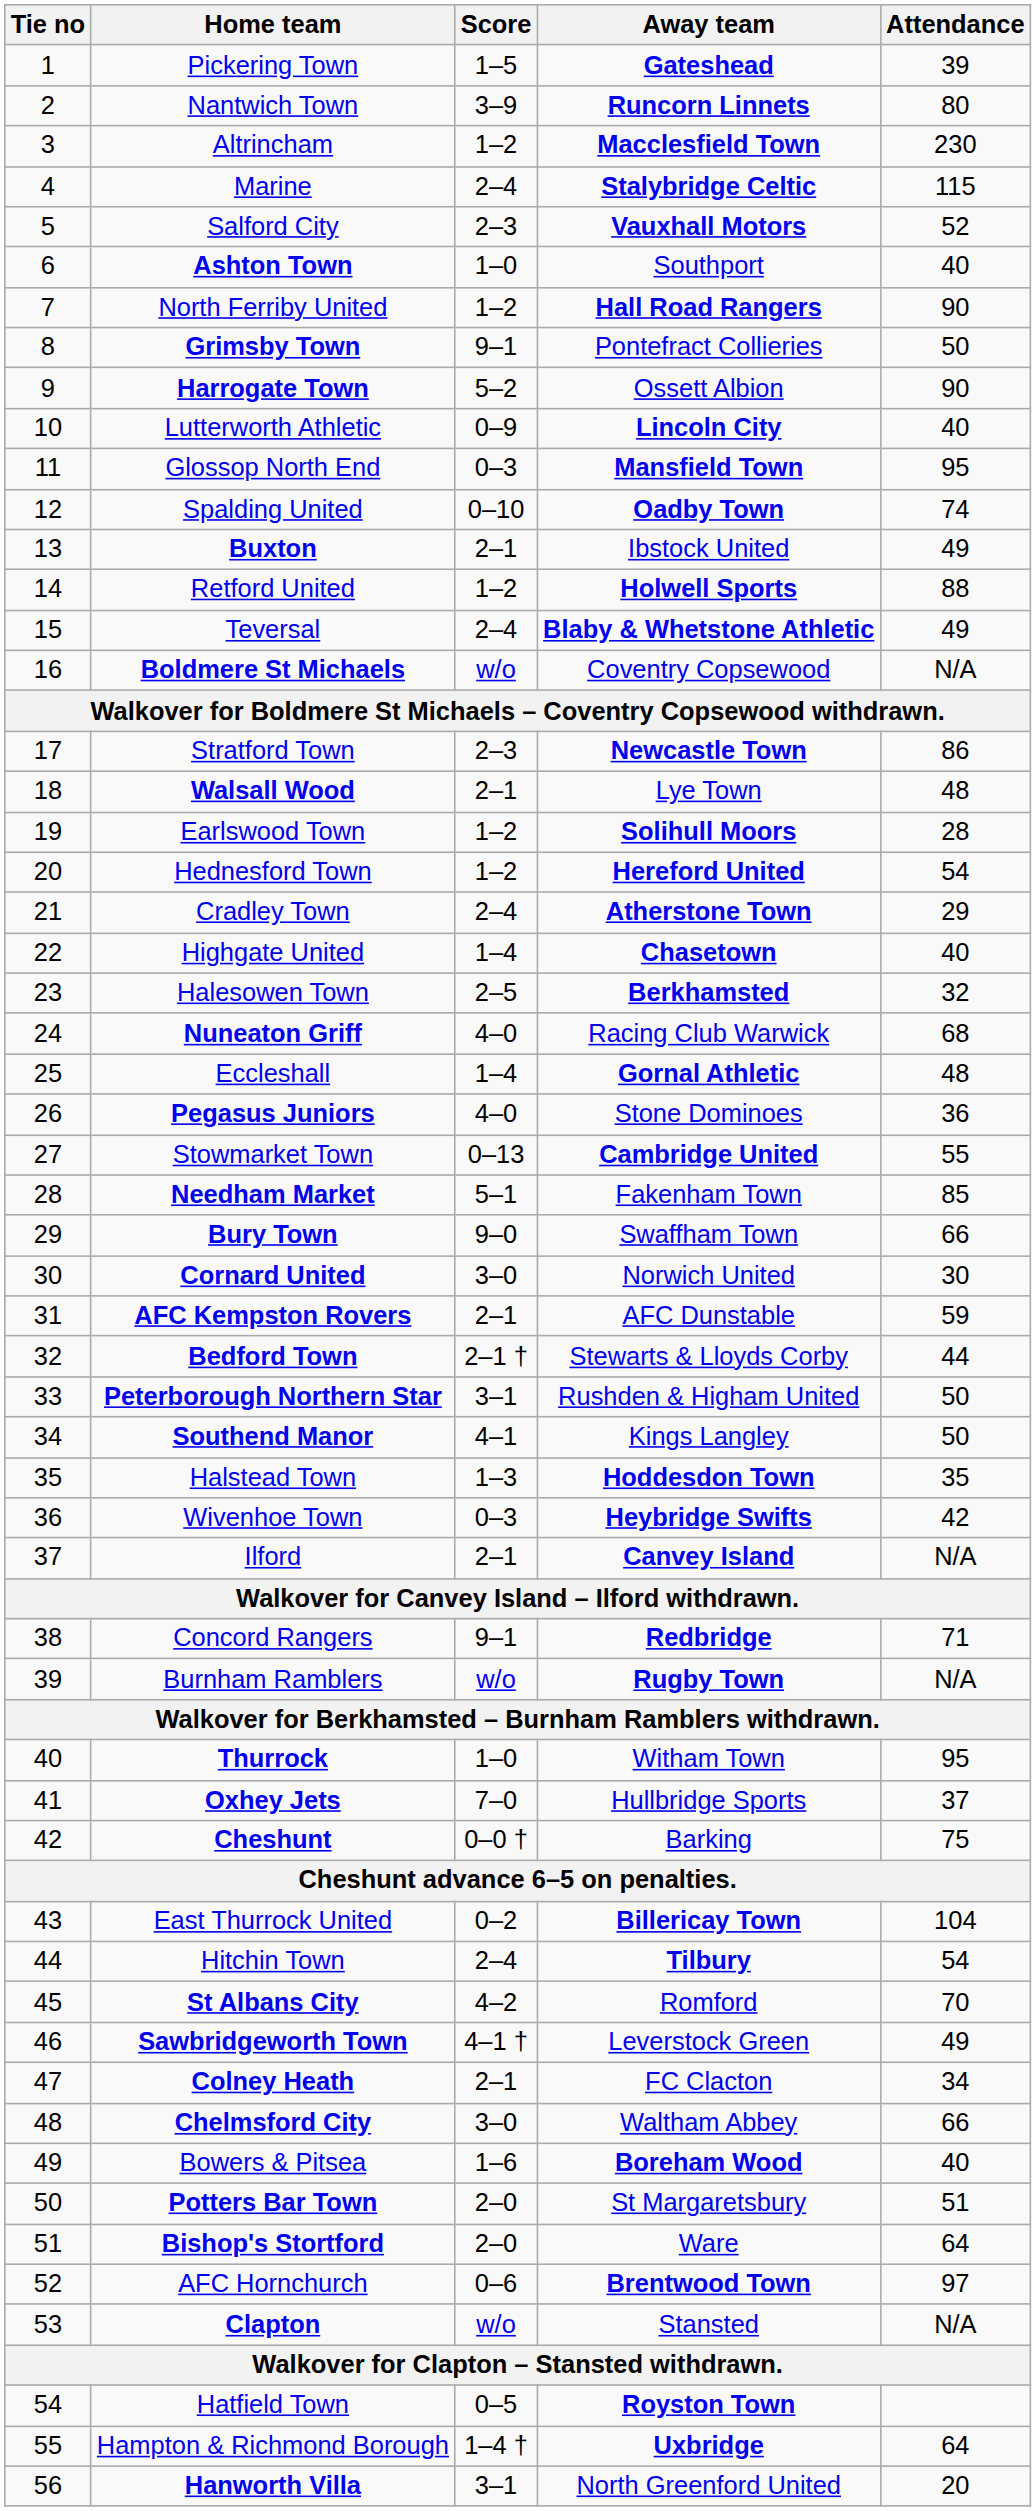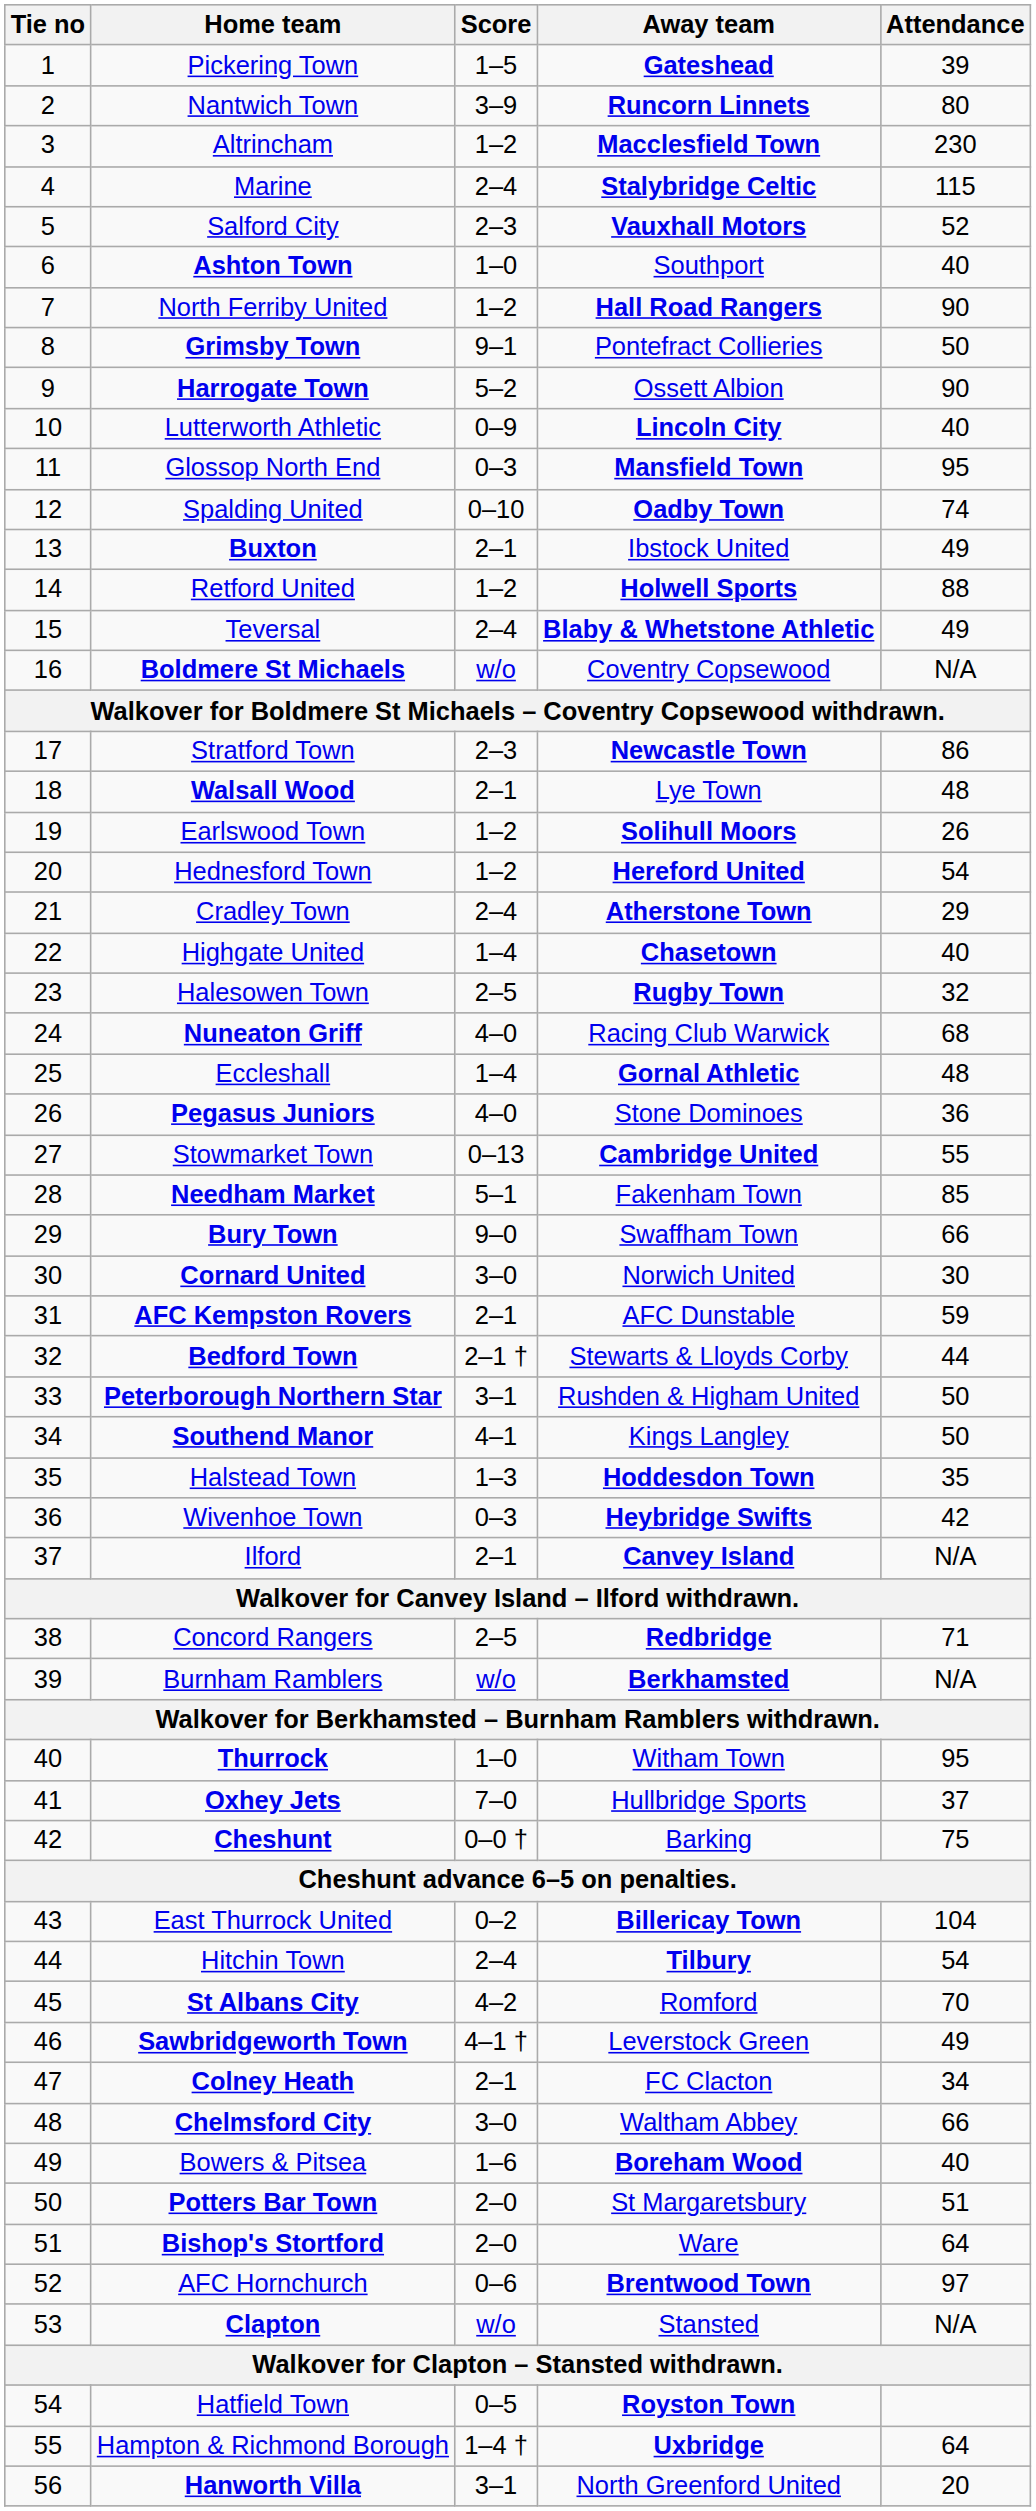(955, 831) 28 -> (955, 831) 26
(709, 992) Berkhamsted -> (709, 992) Rugby Town
(496, 1638) 9–1 -> (496, 1638) 2–5
(709, 1678) Rugby Town -> (709, 1678) Berkhamsted
